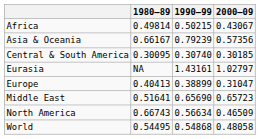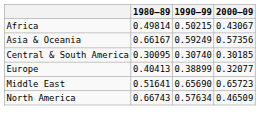(193, 40) 0.79239 -> (193, 40) 0.59249
- row: (25, 69)
(235, 84) 0.31047 -> (235, 69) 0.32077
(193, 112) 0.56634 -> (193, 98) 0.57634
- row: (20, 127)
